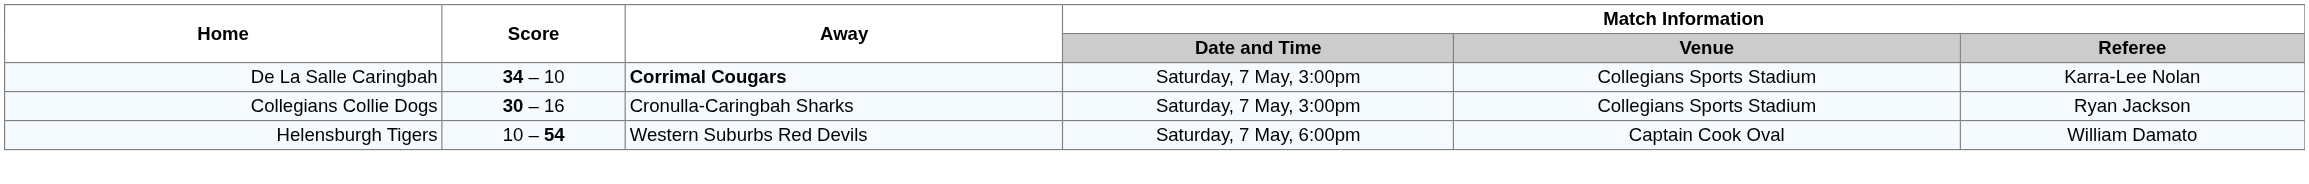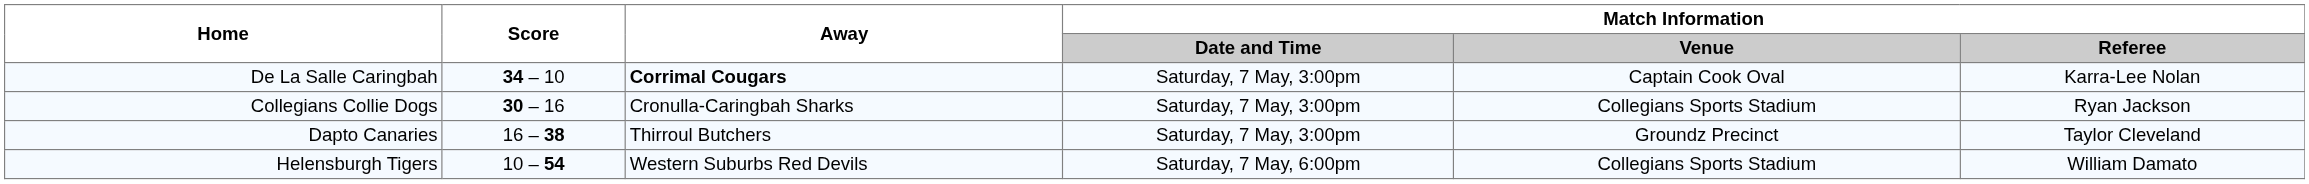(1707, 76) Collegians Sports Stadium -> (1707, 76) Captain Cook Oval
+ row: (373, 134)
(1707, 134) Captain Cook Oval -> (1707, 164) Collegians Sports Stadium
